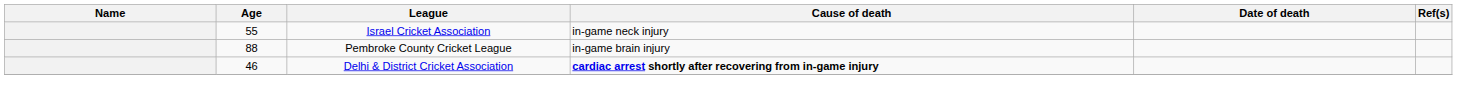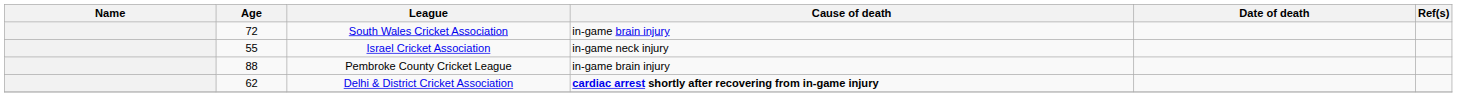+ row: (428, 31)
(252, 66) 46 -> (252, 84) 62
